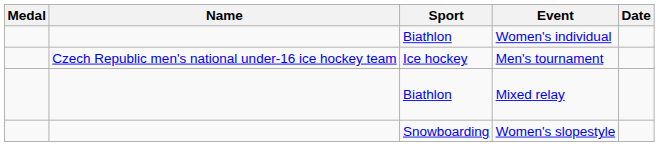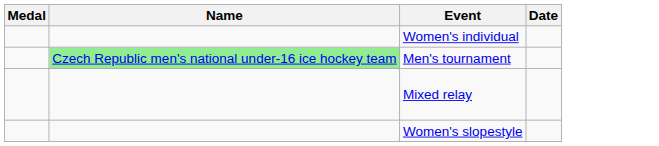- column: (446, 15)
(224, 58) no background -> (224, 58) lightgreen background
